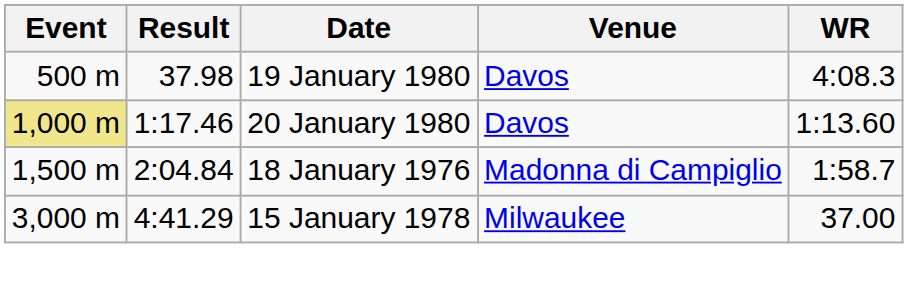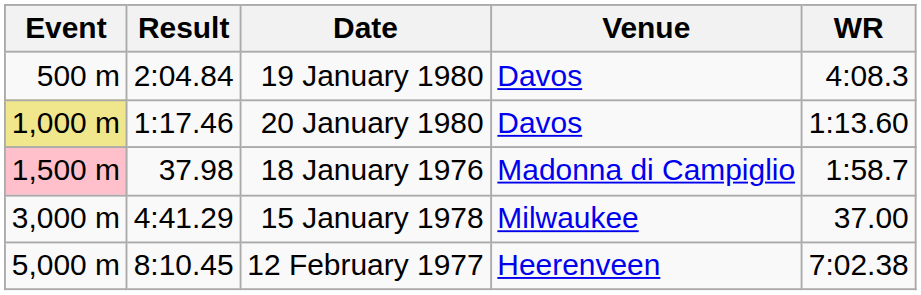(196, 75) 37.98 -> (184, 75) 2:04.84
(66, 170) no background -> (66, 170) pink background
(184, 170) 2:04.84 -> (196, 170) 37.98
+ row: (365, 265)
